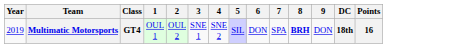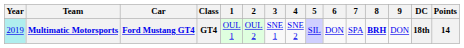+ column: (158, 11)
(15, 30) no background -> (15, 30) paleturquoise background
(369, 30) 16 -> (445, 30) 14
